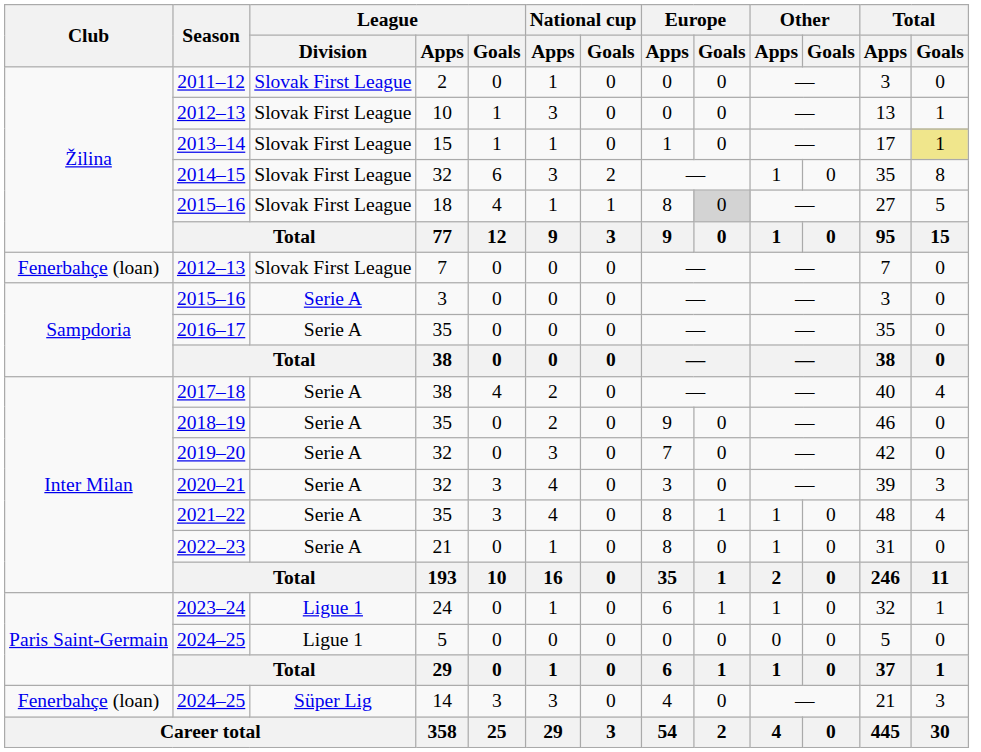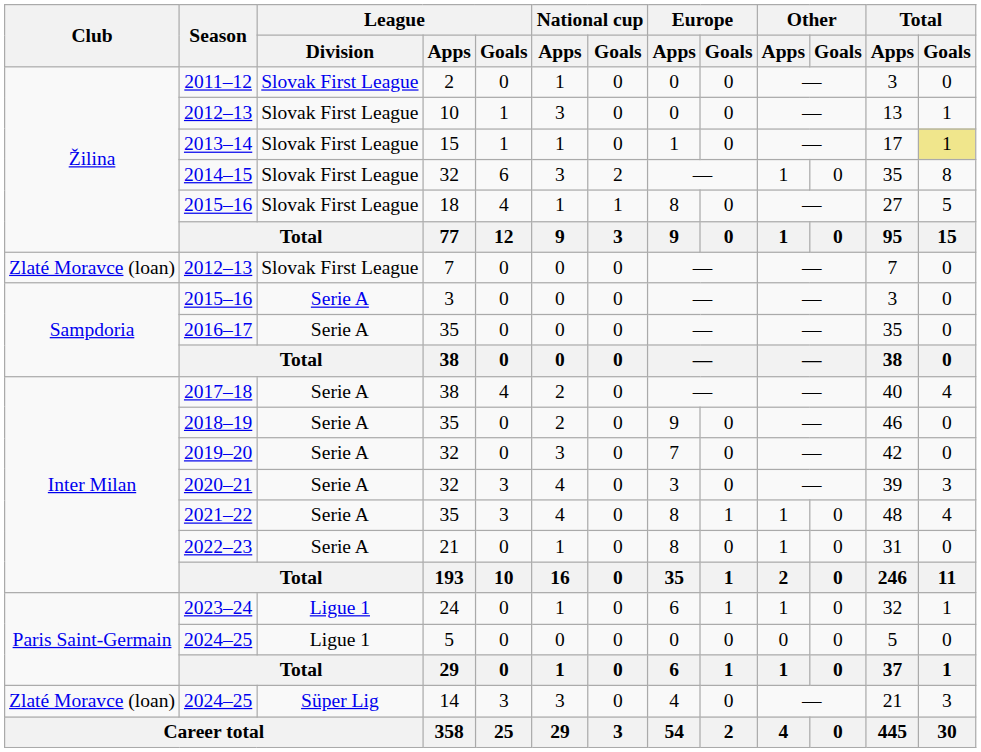(722, 205) lightgrey background -> (729, 205) no background
(89, 267) Fenerbahçe (loan) -> (92, 267) Zlaté Moravce (loan)
(89, 701) Fenerbahçe (loan) -> (92, 701) Zlaté Moravce (loan)
